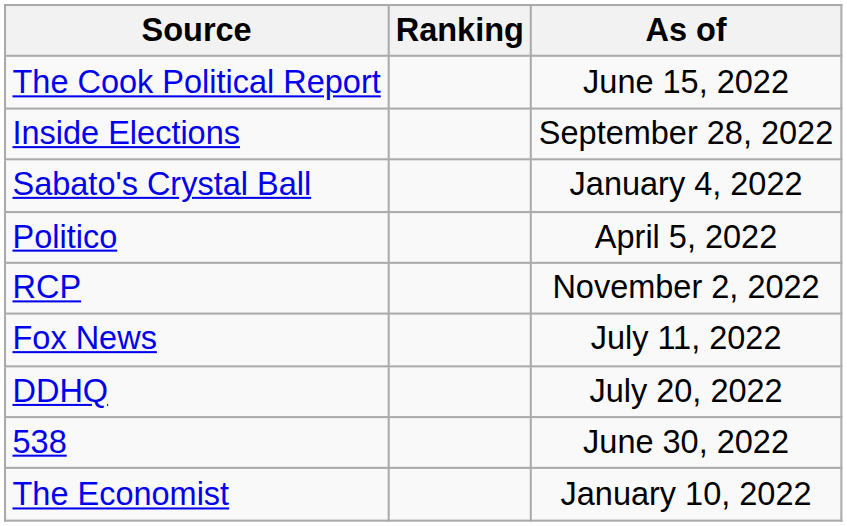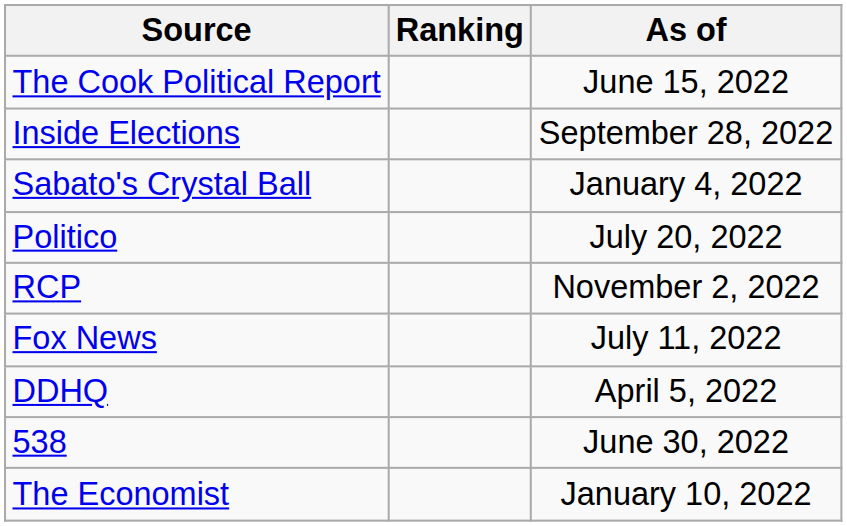(686, 236) April 5, 2022 -> (686, 236) July 20, 2022
(686, 390) July 20, 2022 -> (686, 390) April 5, 2022
